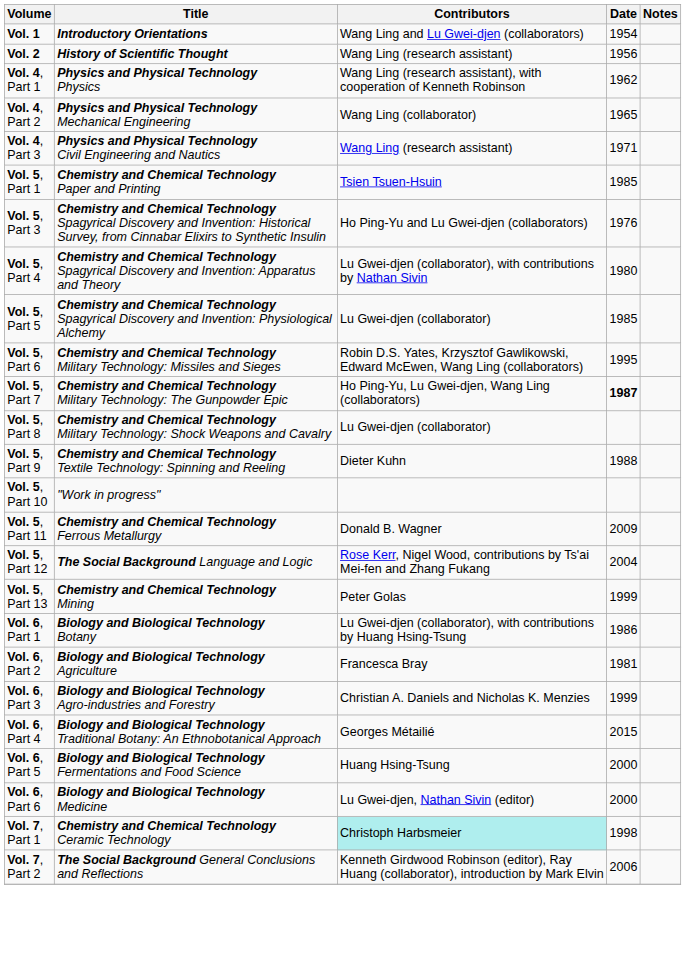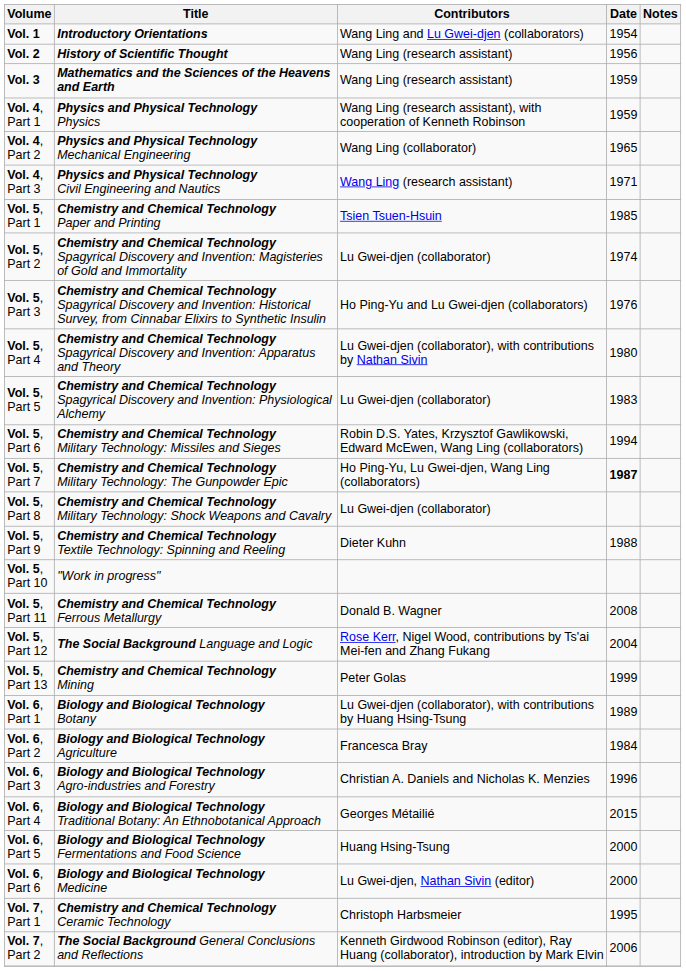+ row: (23, 80)
(623, 80) 1962 -> (623, 114) 1959
+ row: (25, 256)
(623, 318) 1985 -> (623, 400) 1983
(623, 359) 1995 -> (623, 441) 1994
(623, 528) 2009 -> (623, 610) 2008
(623, 630) 1986 -> (623, 712) 1989
(623, 664) 1981 -> (623, 745) 1984
(623, 698) 1999 -> (623, 779) 1996
(401, 833) paleturquoise background -> (401, 915) no background
(623, 833) 1998 -> (623, 915) 1995
